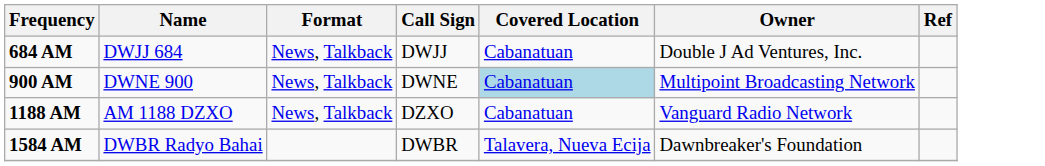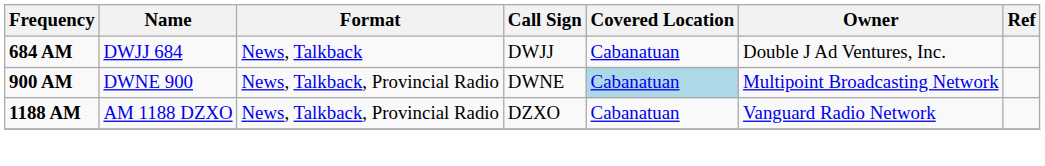(332, 82) News, Talkback -> (370, 82) News, Talkback, Provincial Radio
(332, 113) News, Talkback -> (370, 113) News, Talkback, Provincial Radio
- row: (45, 144)
